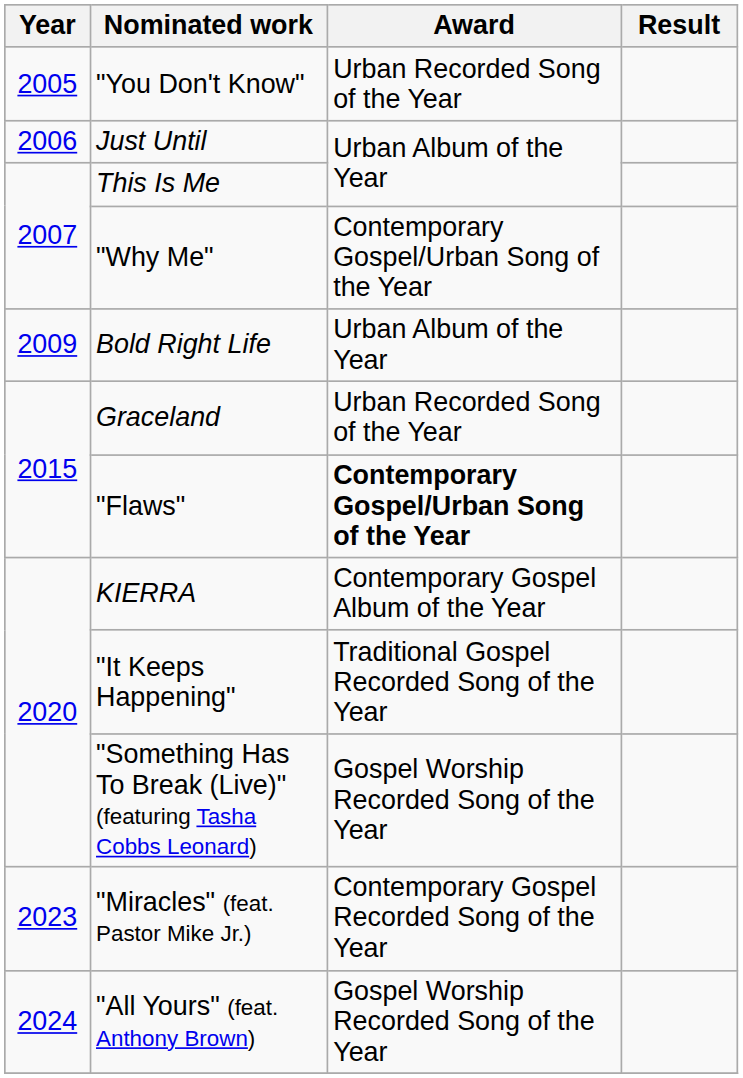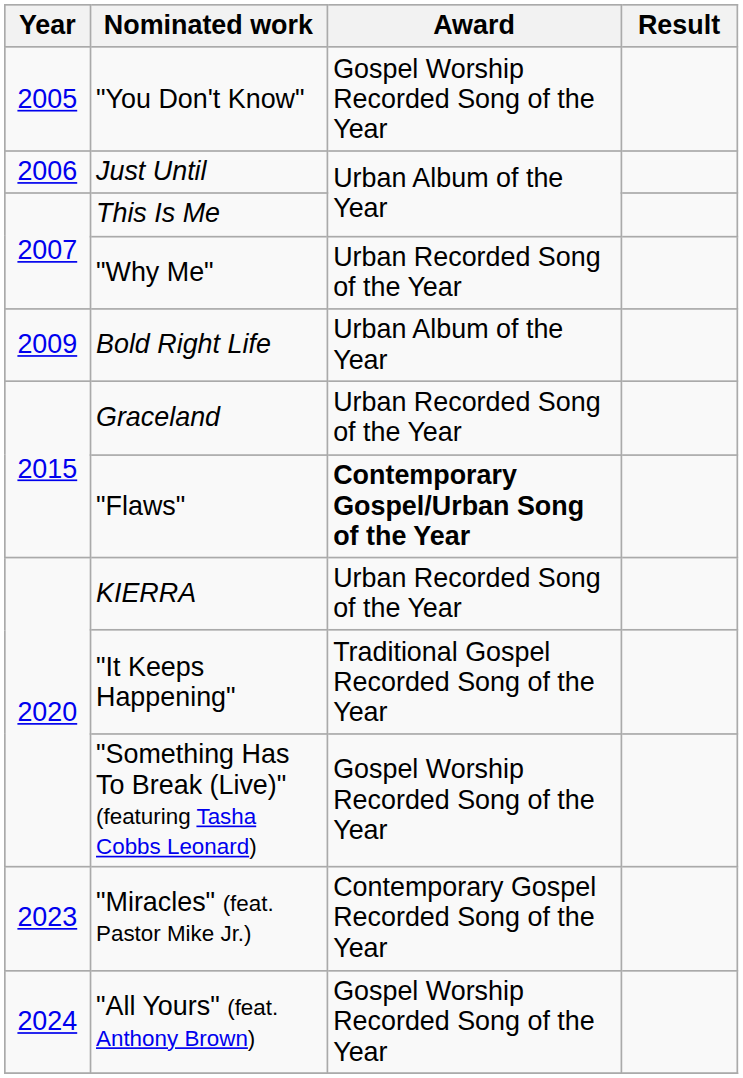(467, 83) Urban Recorded Song of the Year -> (464, 98) Gospel Worship Recorded Song of the Year
(466, 256) Contemporary Gospel/Urban Song of the Year -> (467, 271) Urban Recorded Song of the Year
(465, 593) Contemporary Gospel Album of the Year -> (467, 593) Urban Recorded Song of the Year
